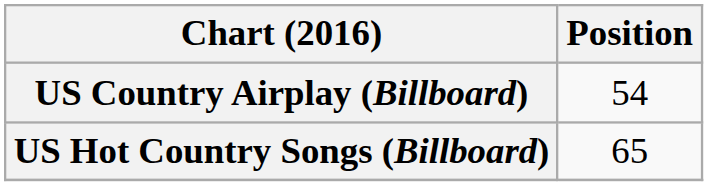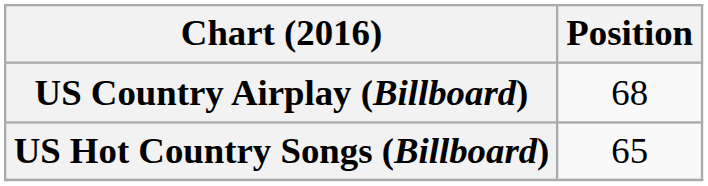(630, 92) 54 -> (630, 92) 68
